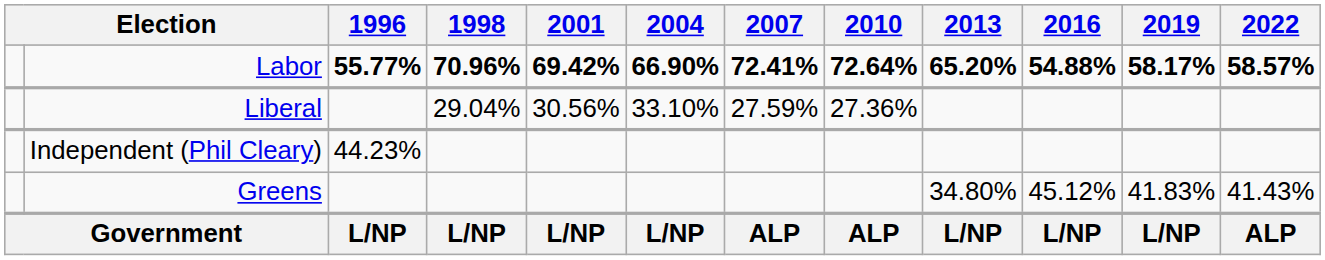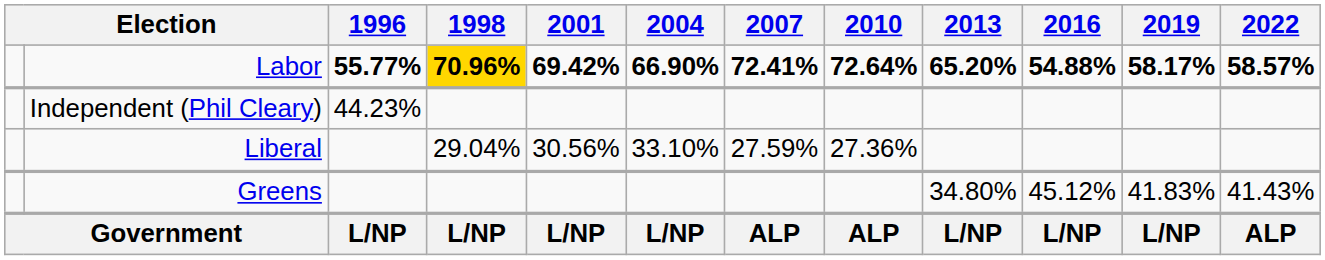(477, 65) no background -> (477, 65) gold background
rows swapped: (176, 150) <-> (283, 108)
